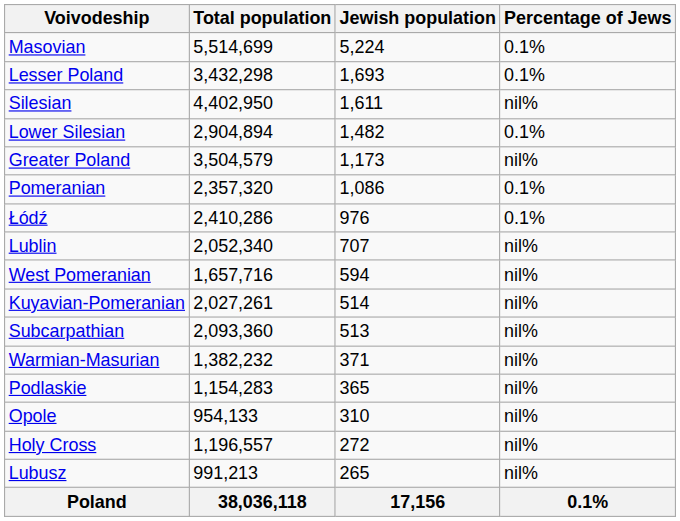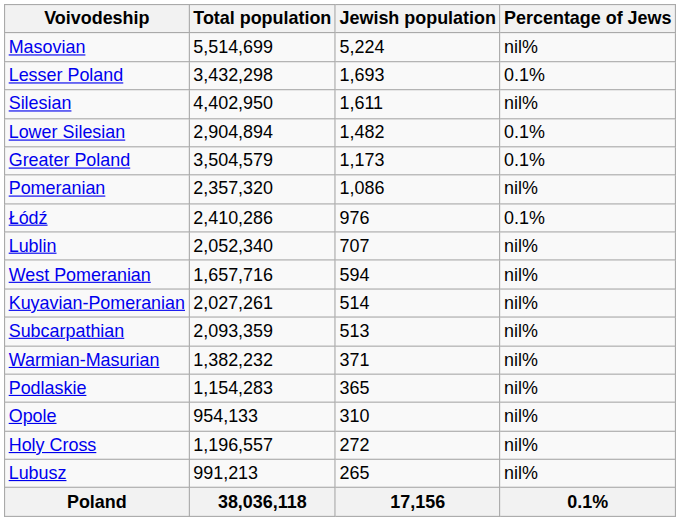(525, 47) 0.1% -> (521, 47) nil%
(521, 160) nil% -> (525, 160) 0.1%
(525, 189) 0.1% -> (521, 189) nil%
(233, 331) 2,093,360 -> (233, 331) 2,093,359
